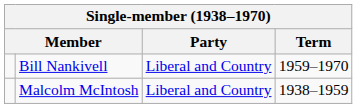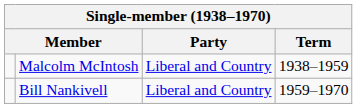rows swapped: (79, 90) <-> (63, 66)
